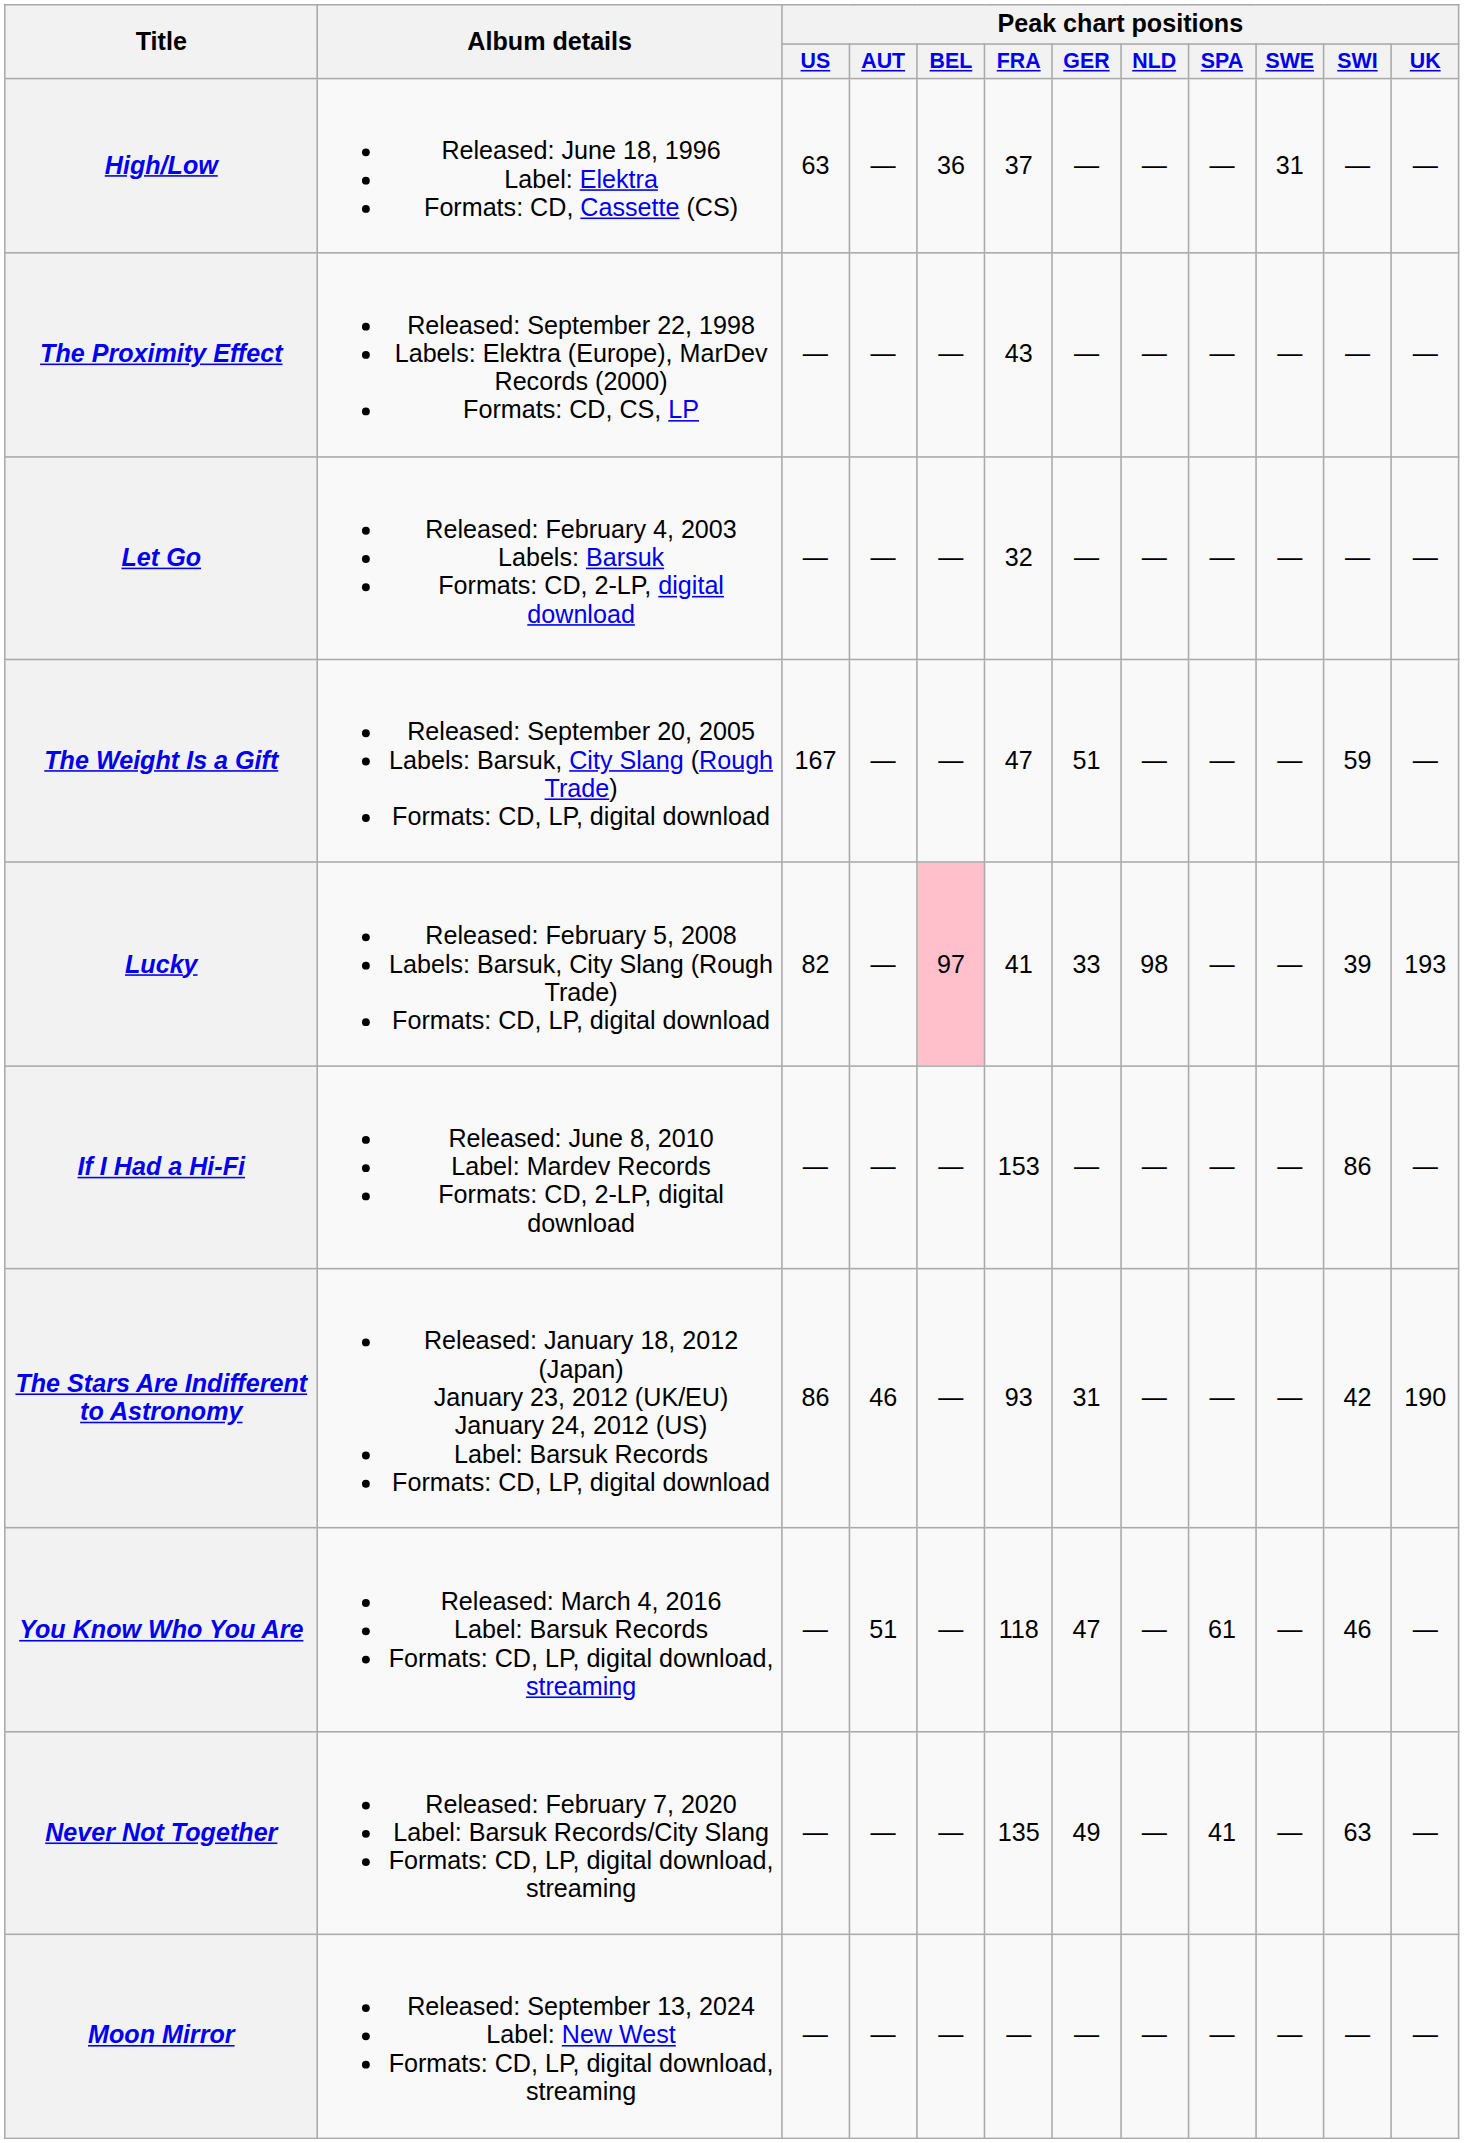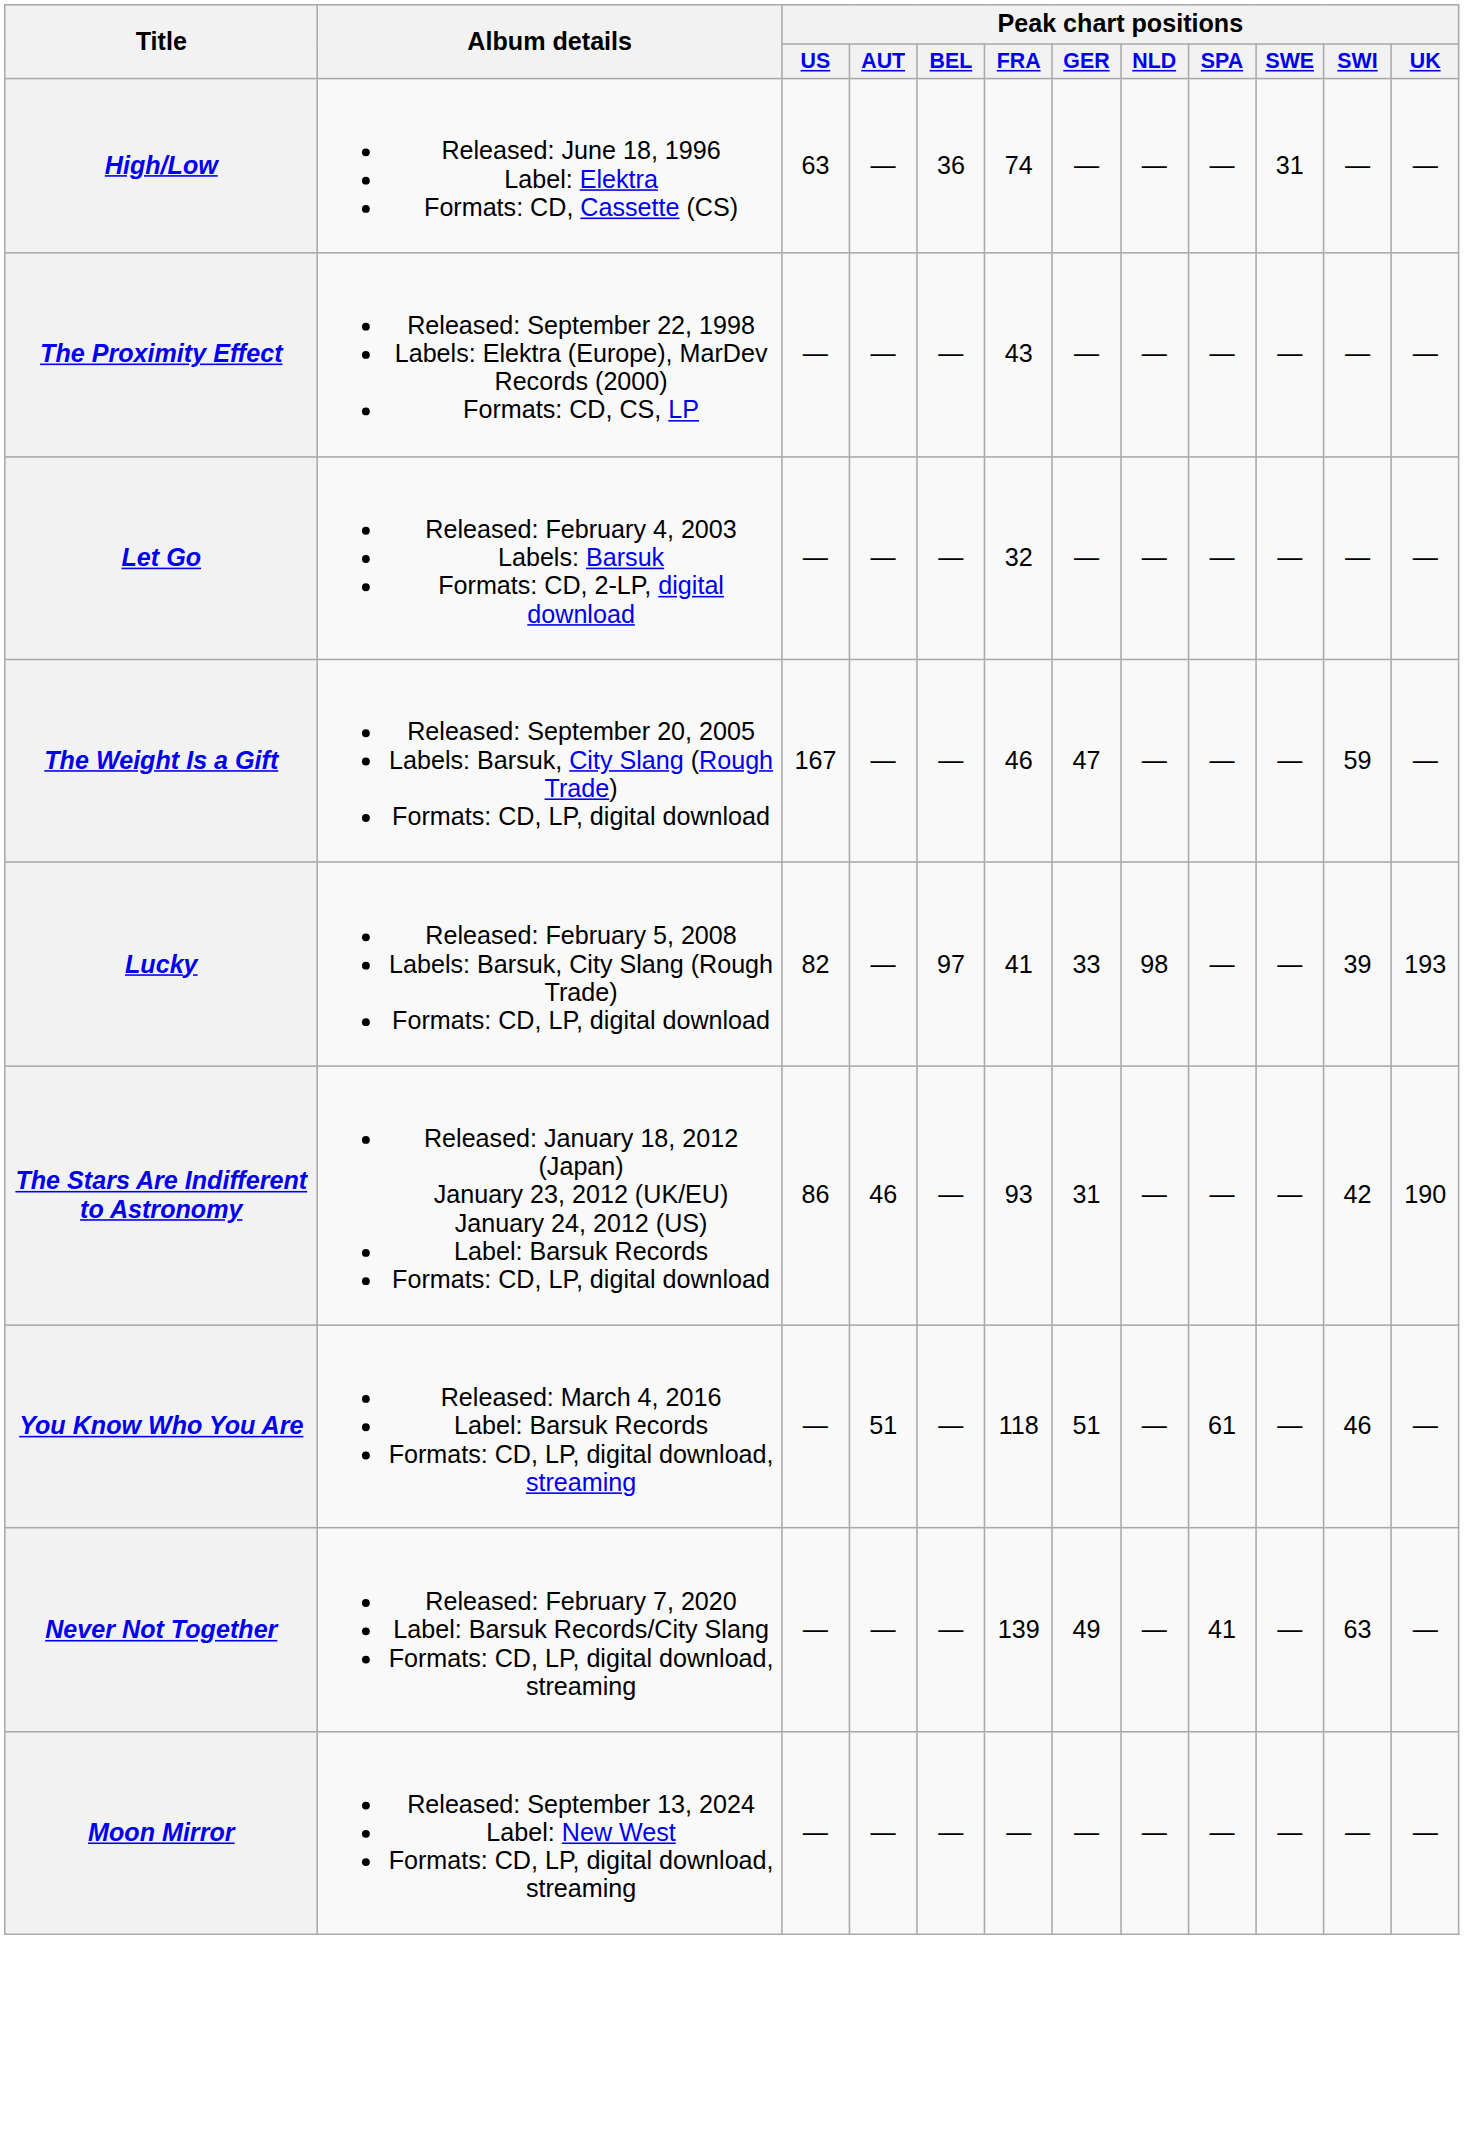(1019, 165) 37 -> (1019, 165) 74
(1019, 760) 47 -> (1019, 760) 46
(1086, 760) 51 -> (1086, 760) 47
(951, 963) pink background -> (951, 963) no background
- row: (161, 1166)
(1086, 1629) 47 -> (1086, 1426) 51
(1019, 1832) 135 -> (1019, 1629) 139
